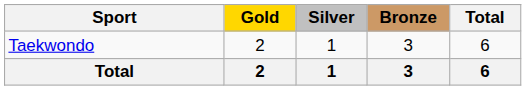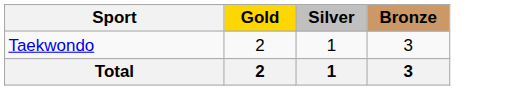- column: (485, 17)
